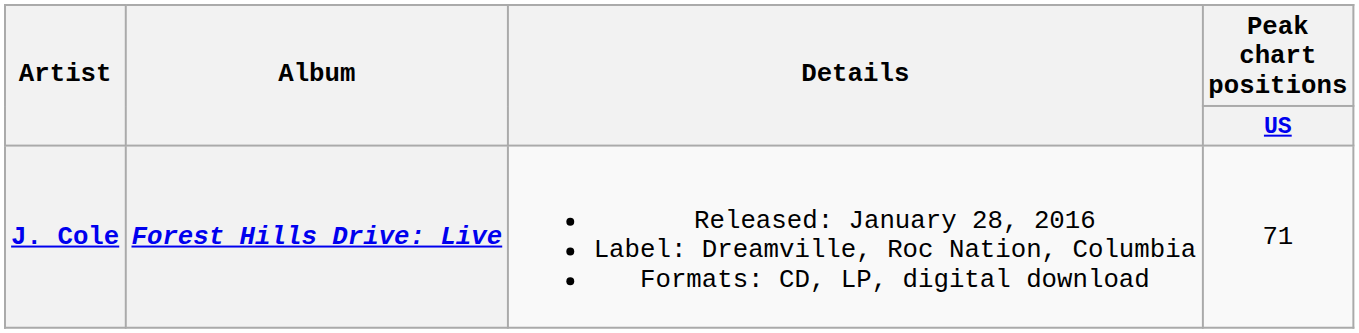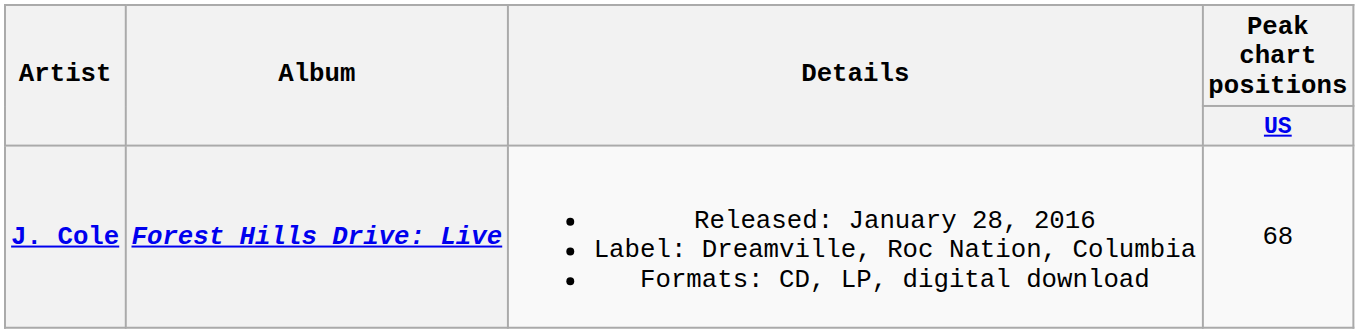(1278, 237) 71 -> (1278, 237) 68
